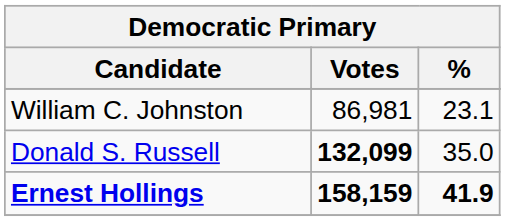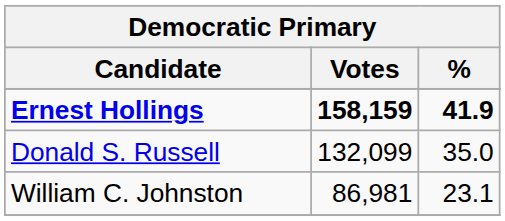rows swapped: (107, 193) <-> (127, 110)
(365, 152) bold -> (365, 152) normal
